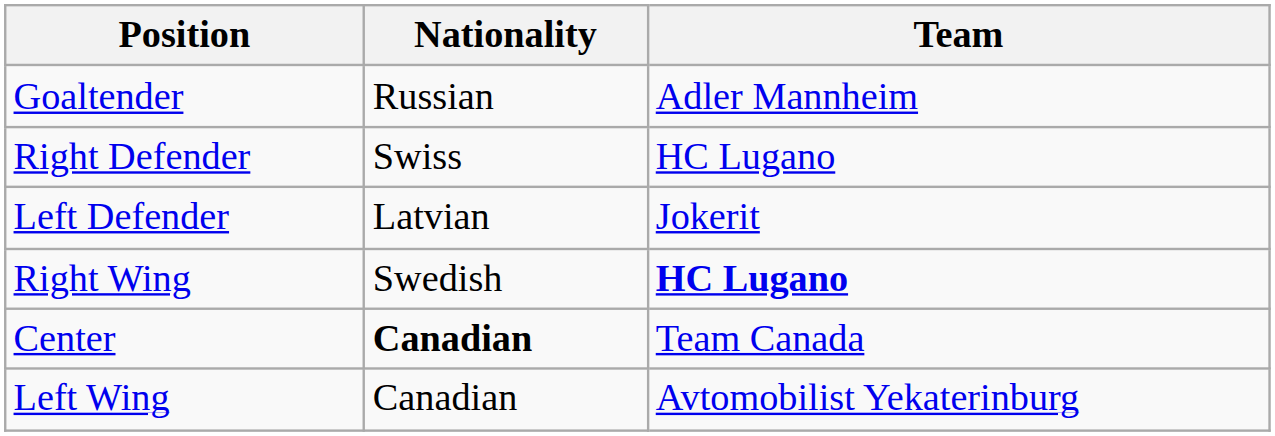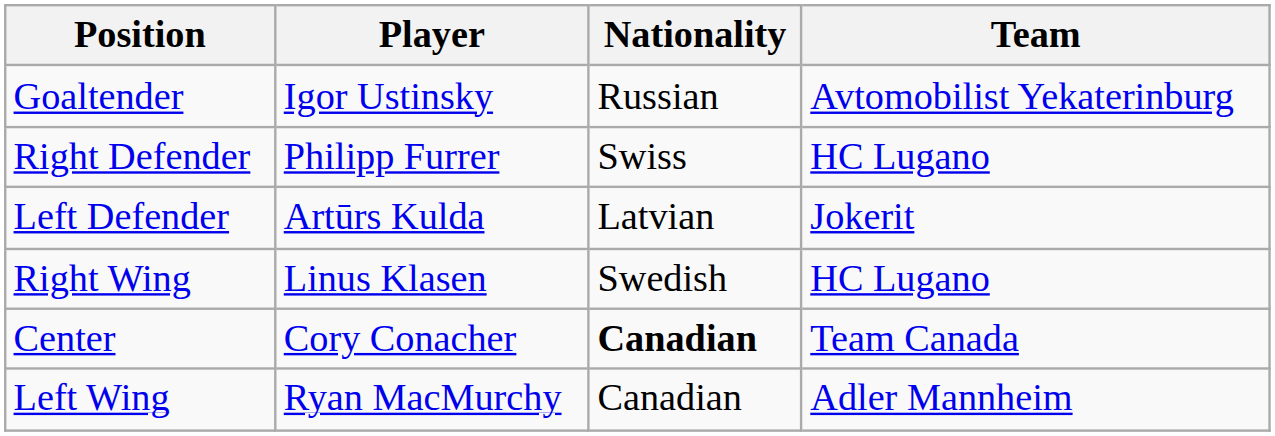+ column: (432, 34)
(787, 95) Adler Mannheim -> (1022, 95) Avtomobilist Yekaterinburg
(752, 277) bold -> (900, 277) normal
(867, 398) Avtomobilist Yekaterinburg -> (941, 398) Adler Mannheim
